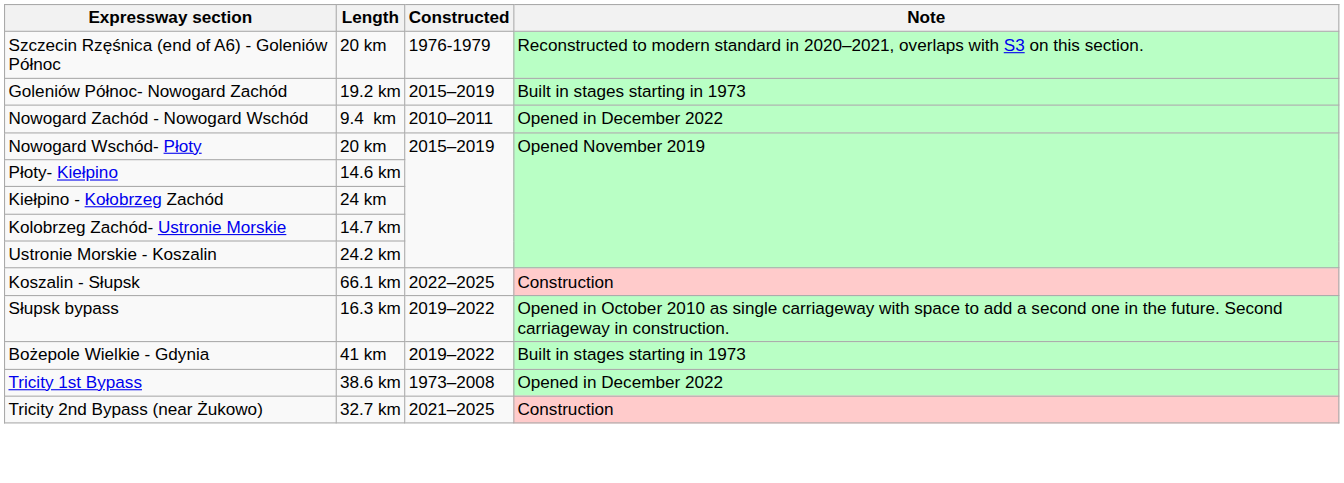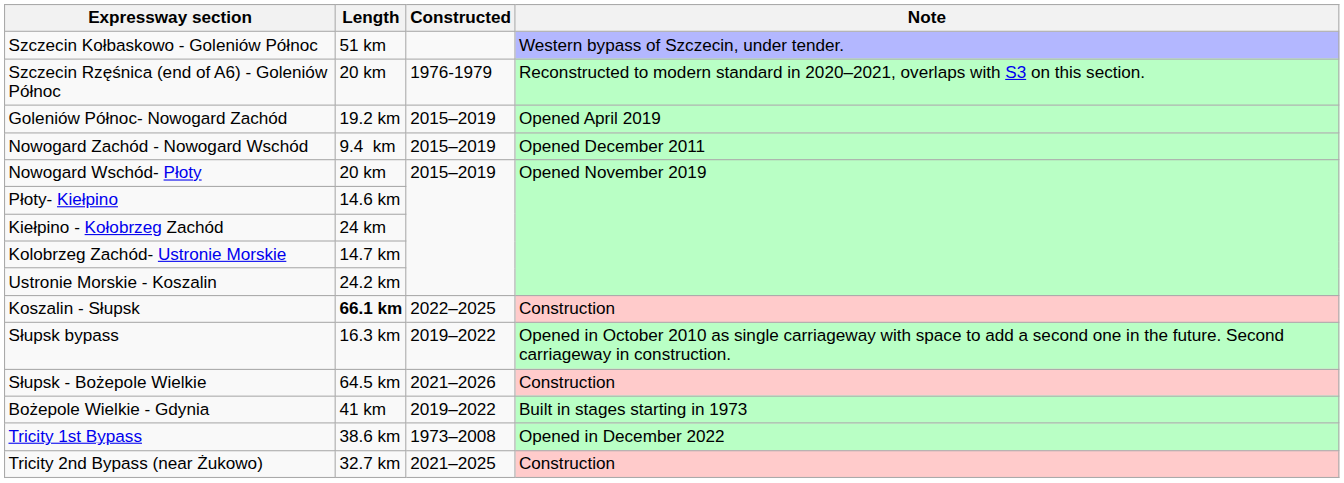+ row: (163, 45)
(632, 91) Built in stages starting in 1973 -> (590, 118) Opened April 2019
(451, 118) 2010–2011 -> (453, 145) 2015–2019
(620, 118) Opened in December 2022 -> (612, 145) Opened December 2011
(370, 281) normal -> (371, 308) bold
+ row: (107, 382)
